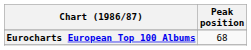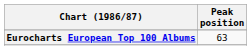(222, 38) 68 -> (222, 38) 63
